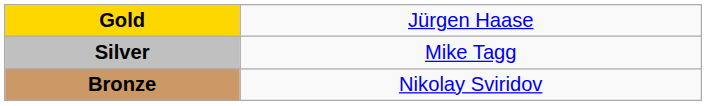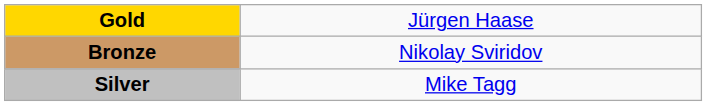rows swapped: (122, 52) <-> (122, 84)
